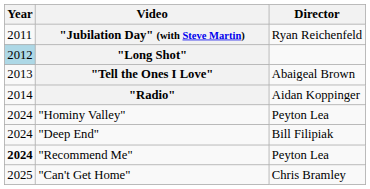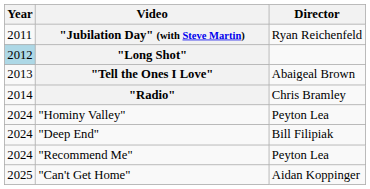(316, 94) Aidan Koppinger -> (309, 94) Chris Bramley
(20, 154) bold -> (20, 154) normal
(309, 174) Chris Bramley -> (316, 174) Aidan Koppinger
